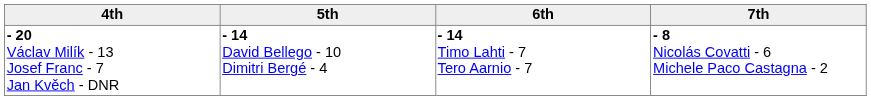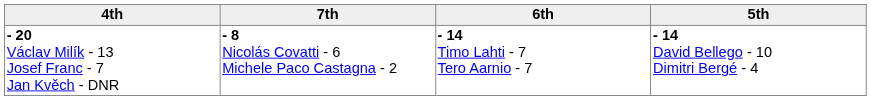columns swapped: (328, 14) <-> (759, 14)
